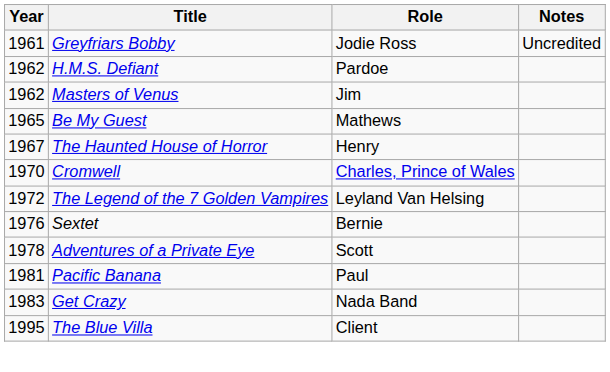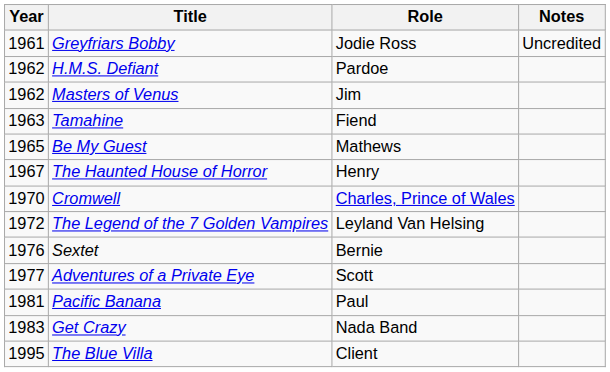+ row: (88, 120)
(26, 250) 1978 -> (26, 276) 1977
